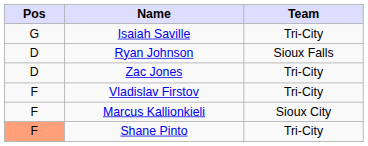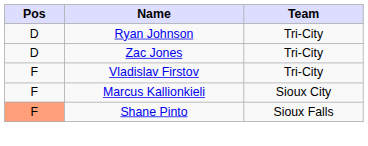- row: (154, 33)
(304, 53) Sioux Falls -> (304, 33) Tri-City
(304, 131) Tri-City -> (304, 111) Sioux Falls
